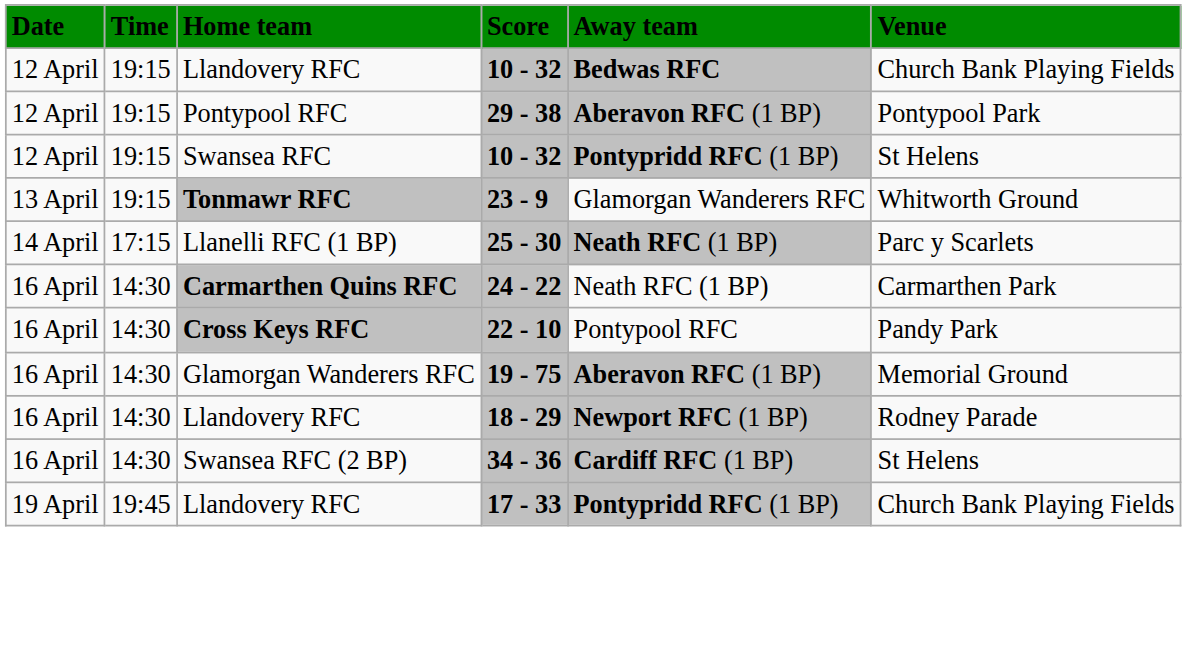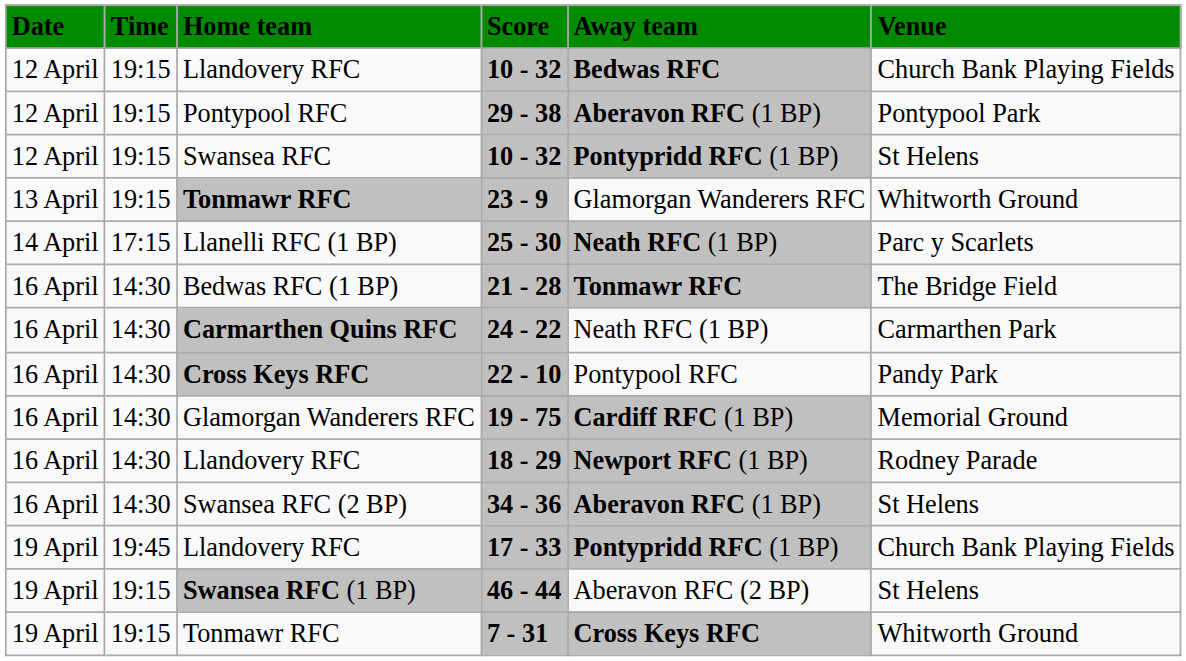+ row: (291, 286)
(697, 373) Aberavon RFC (1 BP) -> (683, 416) Cardiff RFC (1 BP)
(683, 459) Cardiff RFC (1 BP) -> (697, 503) Aberavon RFC (1 BP)
+ row: (299, 589)
+ row: (261, 633)
